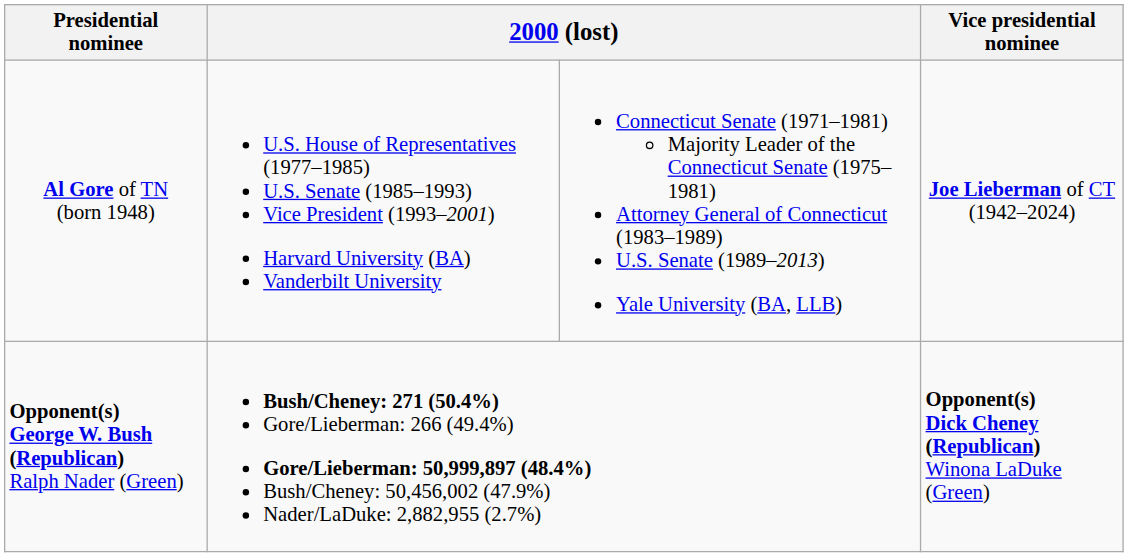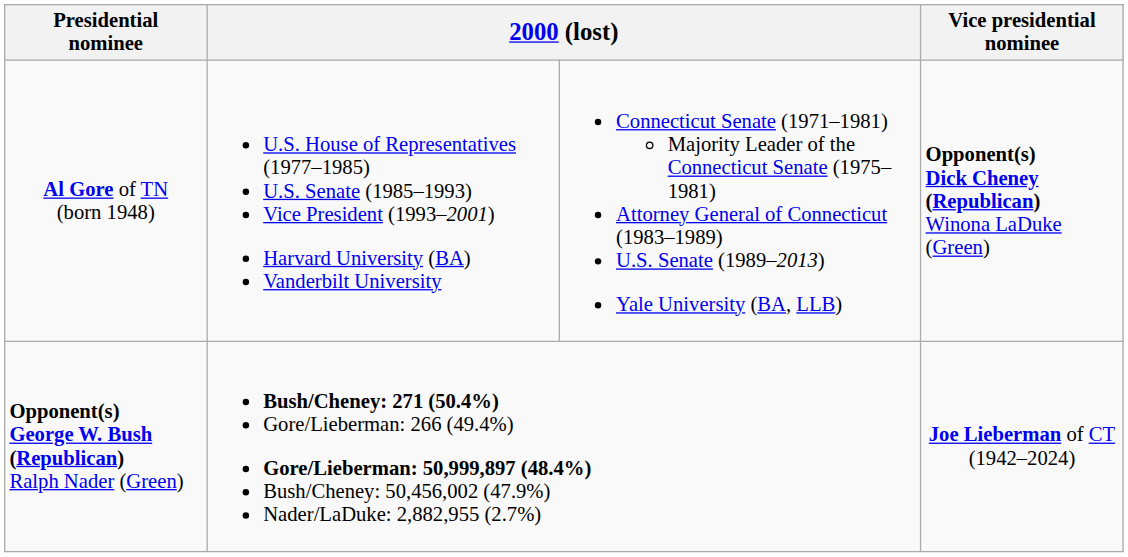(1022, 200) Joe Lieberman of CT (1942–2024) -> (994, 200) Opponent(s) Dick Cheney (Republican) Winona LaDuke (Green)
(994, 446) Opponent(s) Dick Cheney (Republican) Winona LaDuke (Green) -> (1022, 446) Joe Lieberman of CT (1942–2024)
